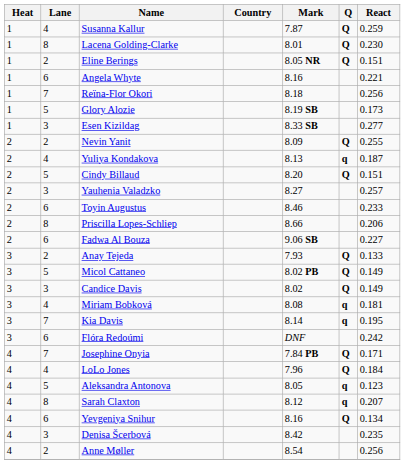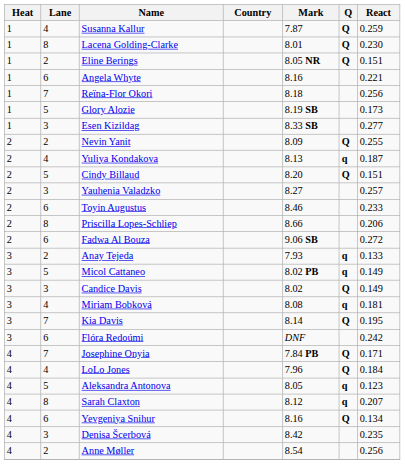(371, 239) 0.227 -> (371, 239) 0.272
(346, 256) Q -> (345, 256) q
(346, 272) Q -> (345, 272) q
(345, 321) q -> (346, 321) Q
